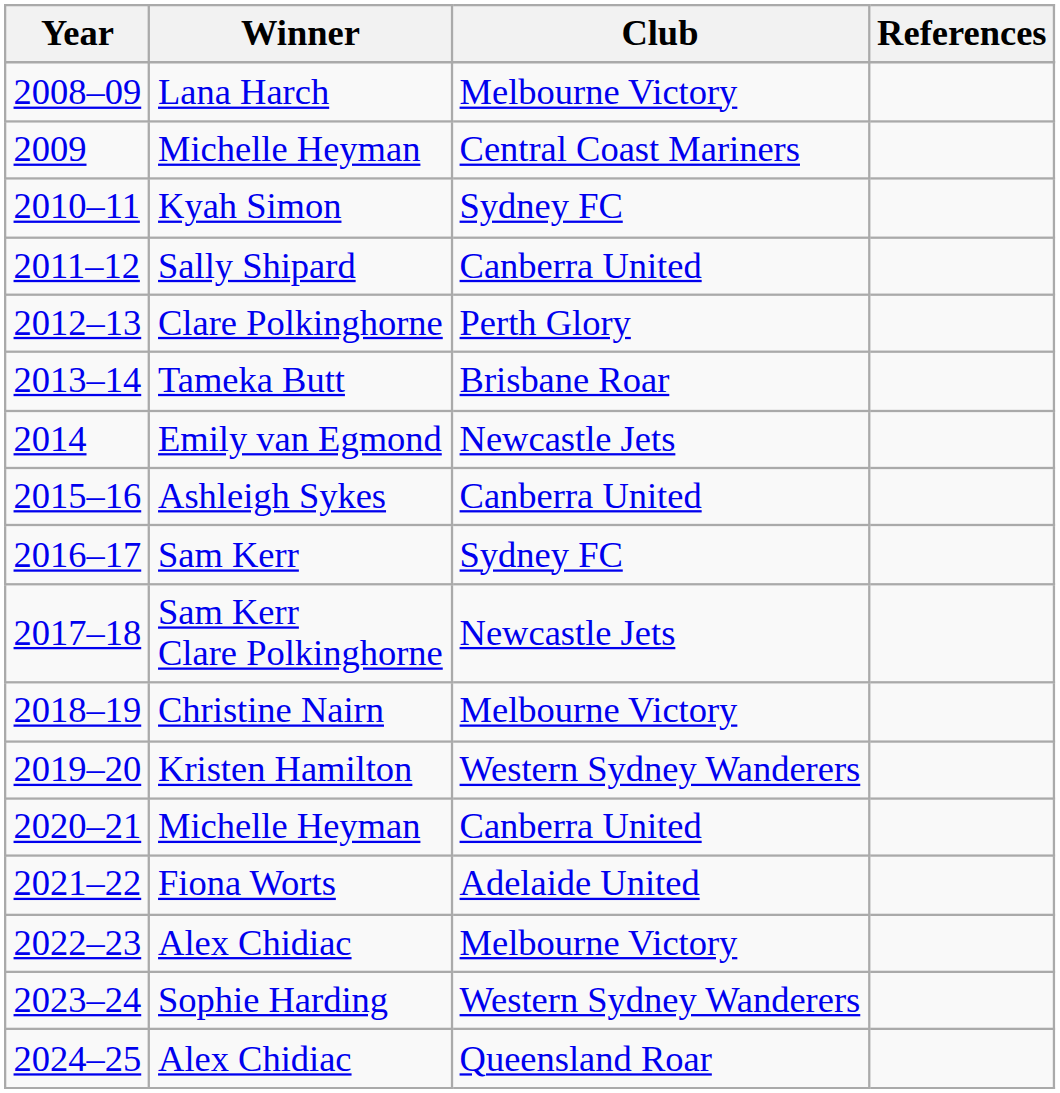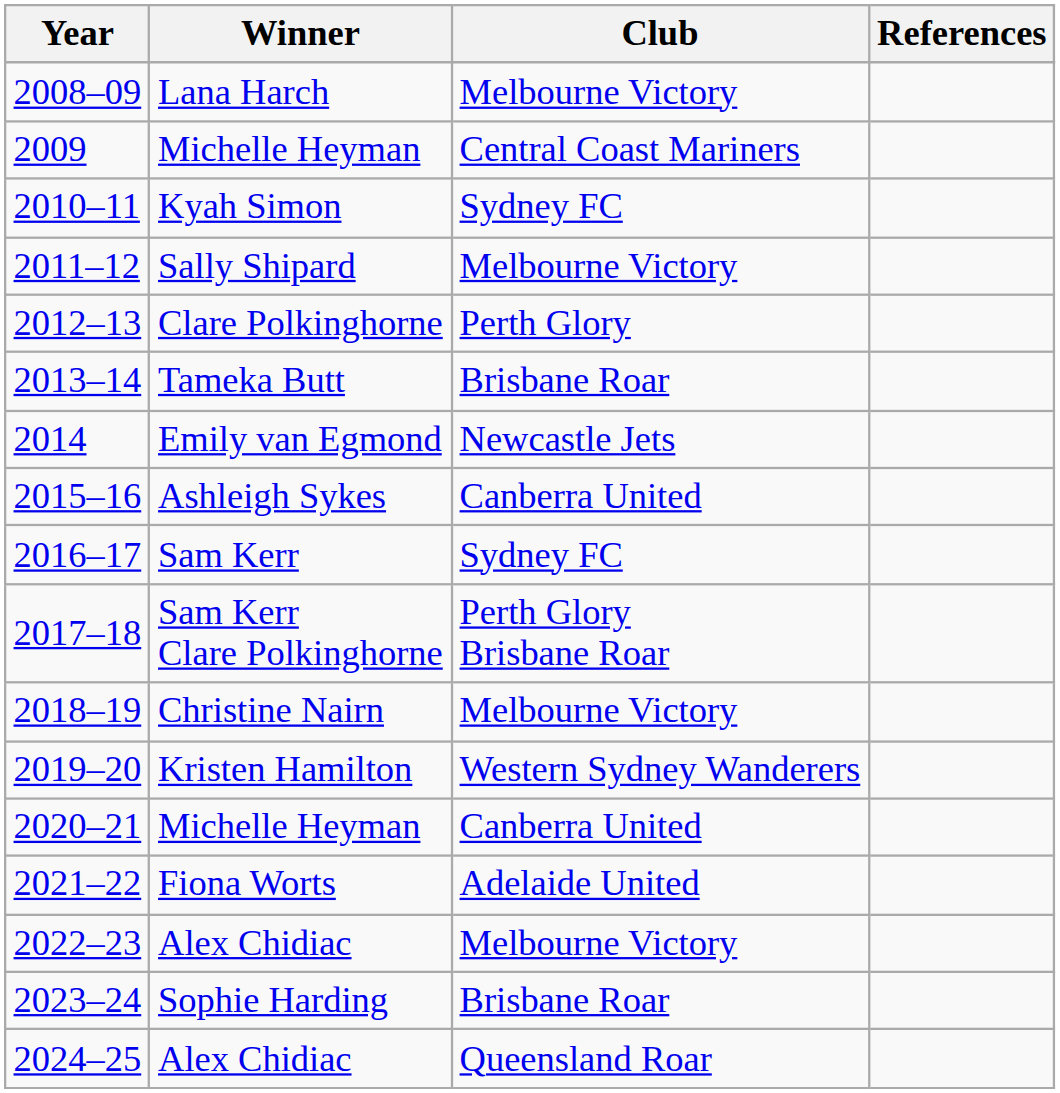(581, 264) Canberra United -> (598, 264) Melbourne Victory
(567, 632) Newcastle Jets -> (564, 632) Perth Glory Brisbane Roar
(660, 1000) Western Sydney Wanderers -> (564, 1000) Brisbane Roar
